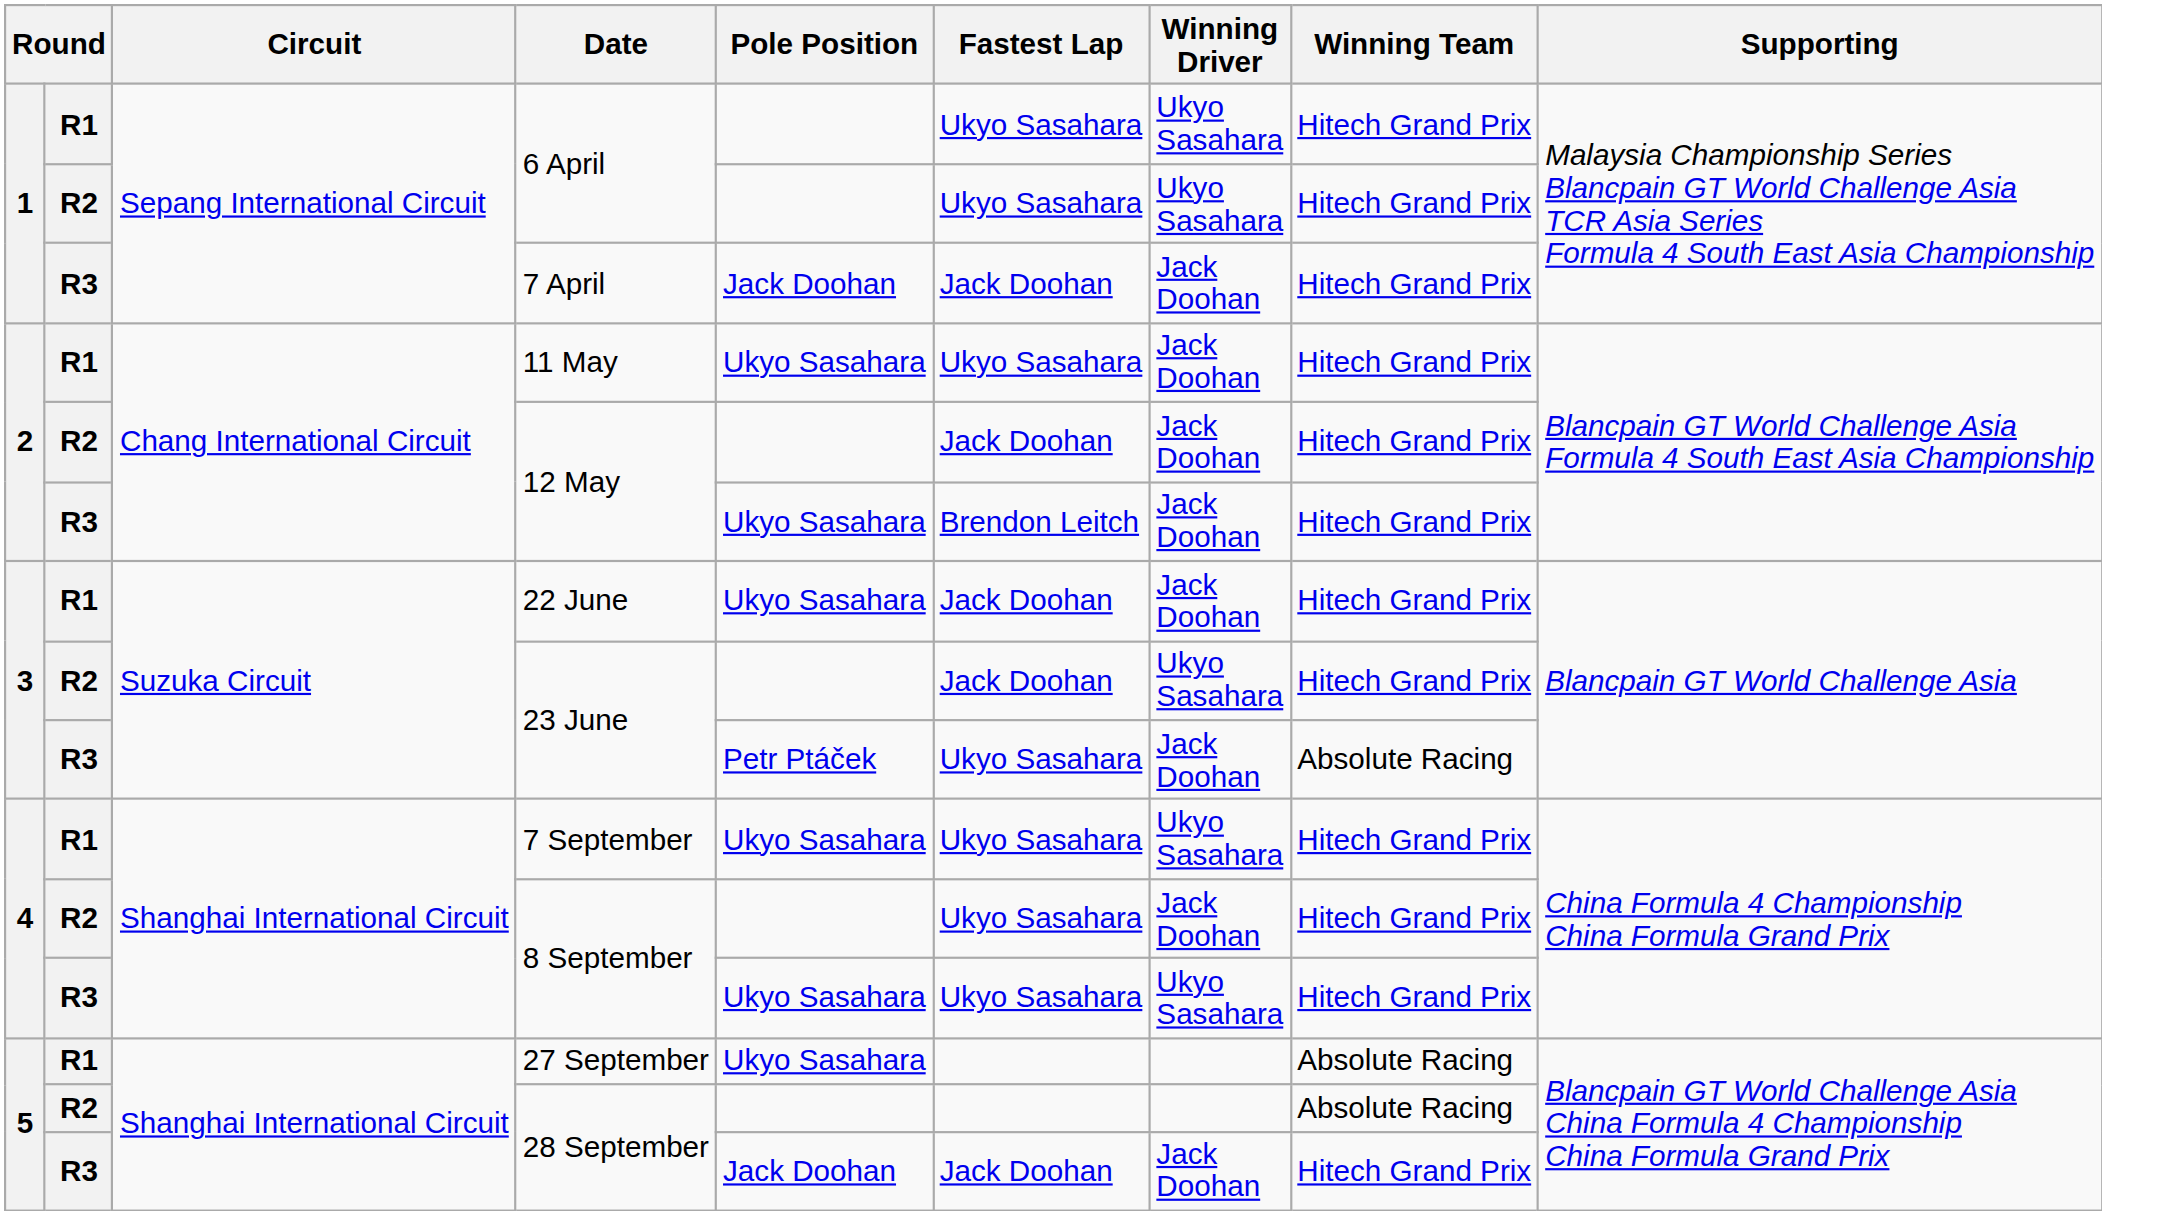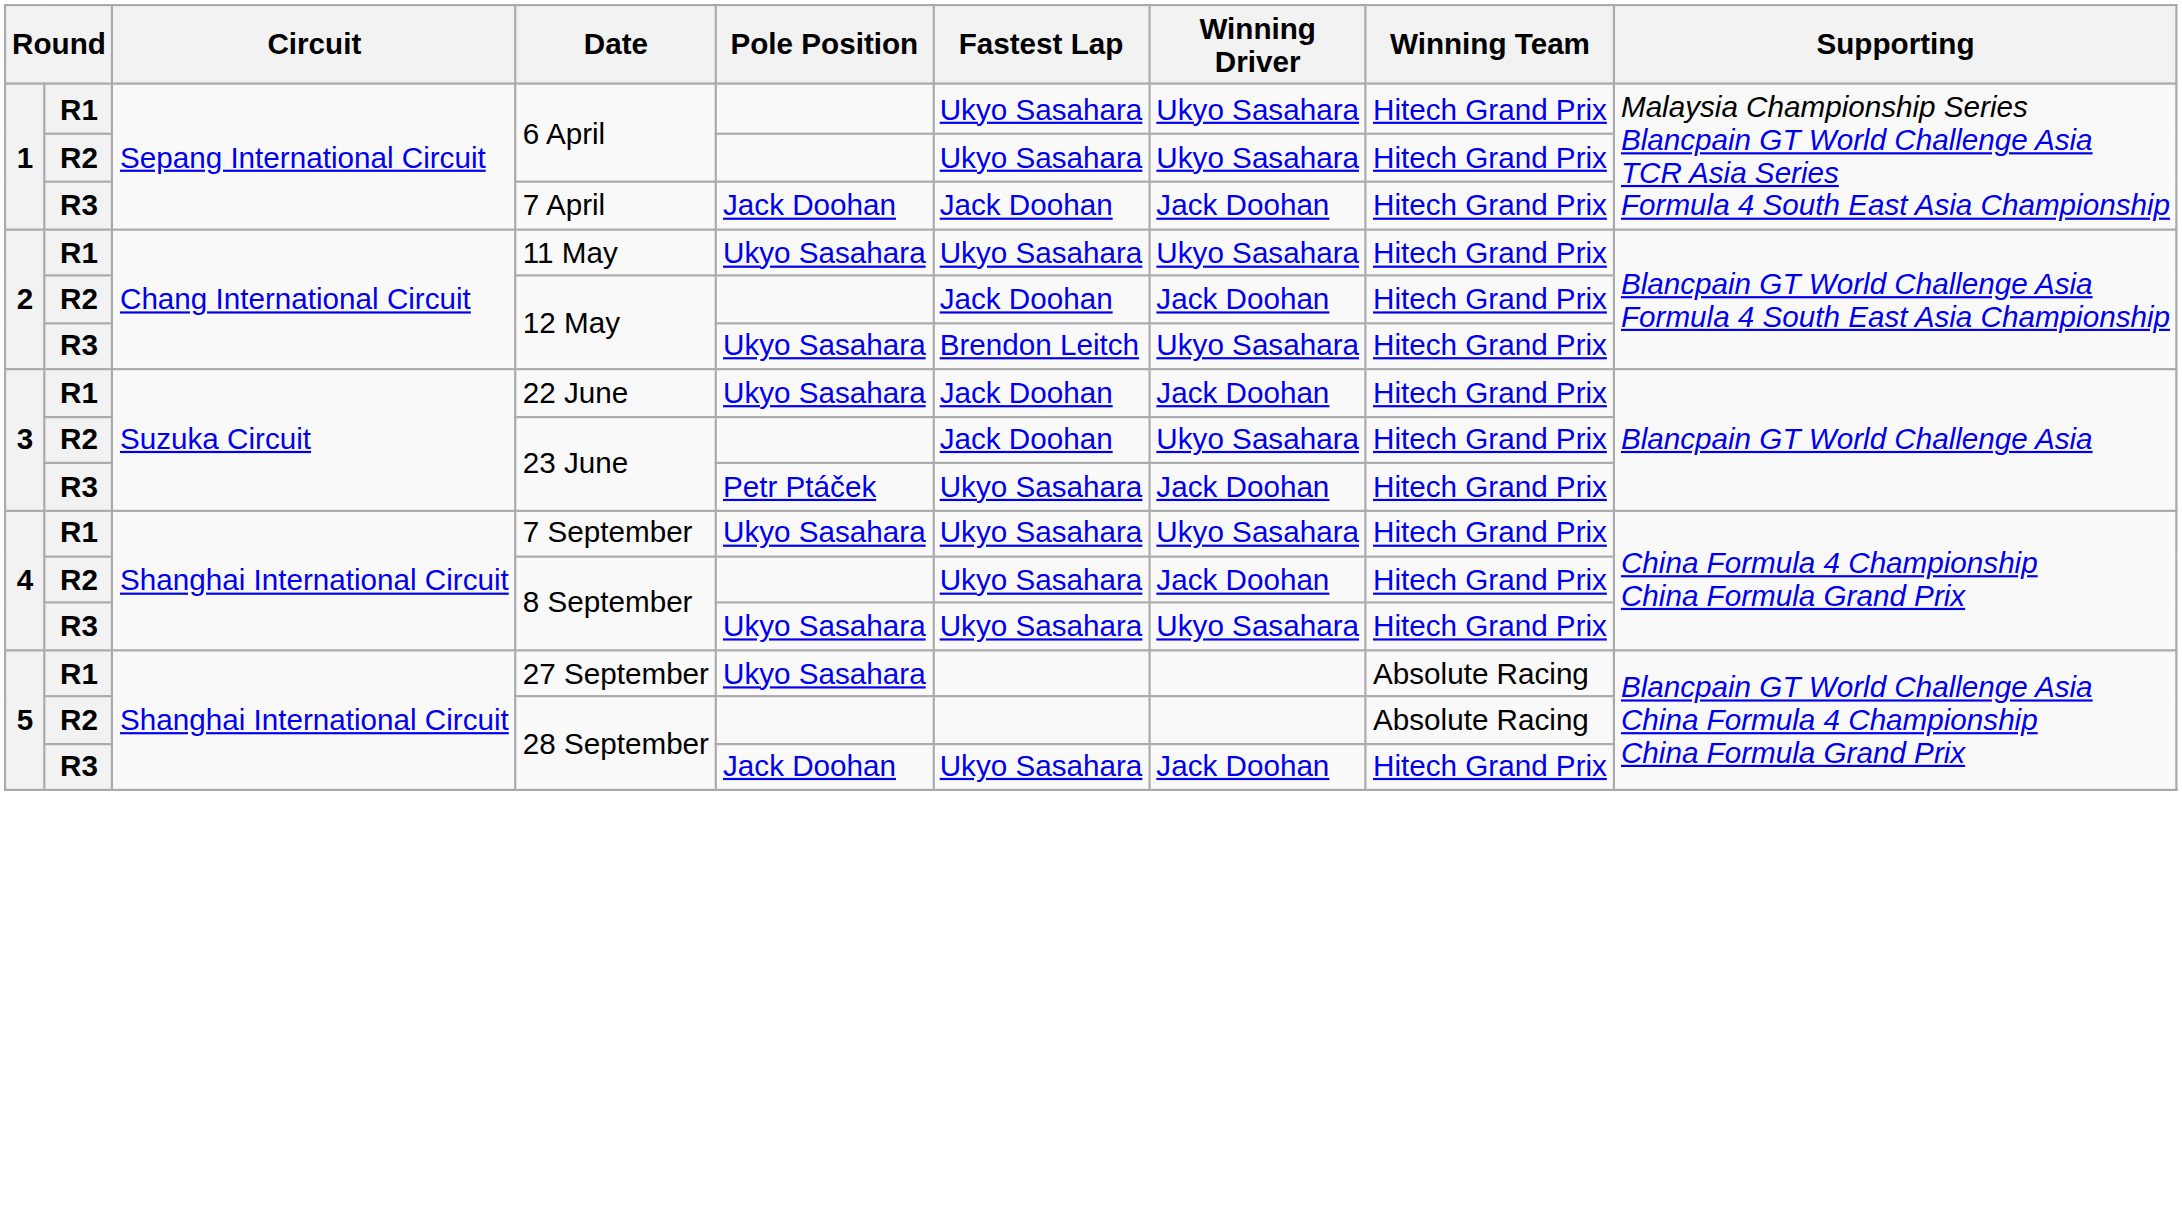(1208, 362) Jack Doohan -> (1258, 252) Ukyo Sasahara
(1208, 521) Jack Doohan -> (1258, 346) Ukyo Sasahara
(1405, 759) Absolute Racing -> (1490, 486) Hitech Grand Prix
(1026, 1171) Jack Doohan -> (1041, 766) Ukyo Sasahara
